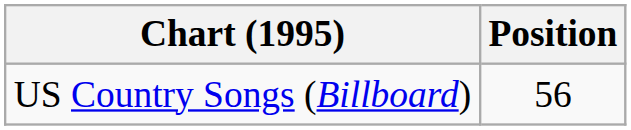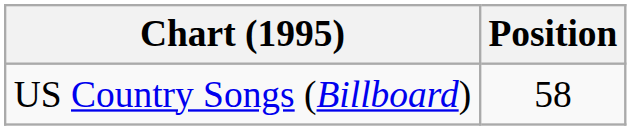(553, 93) 56 -> (553, 93) 58
